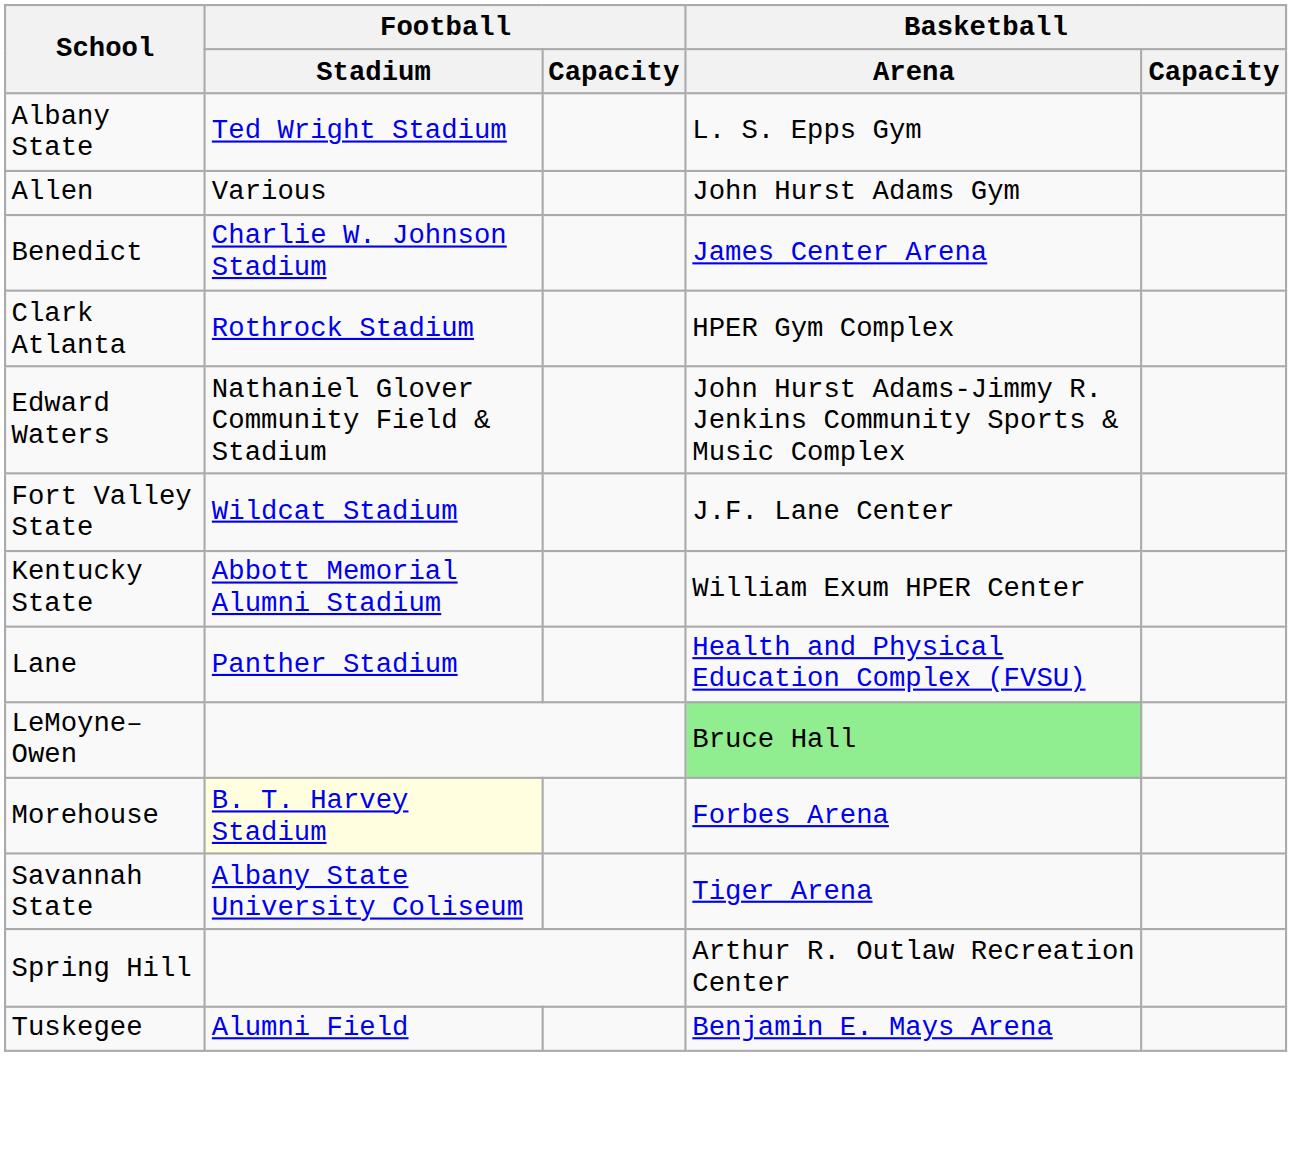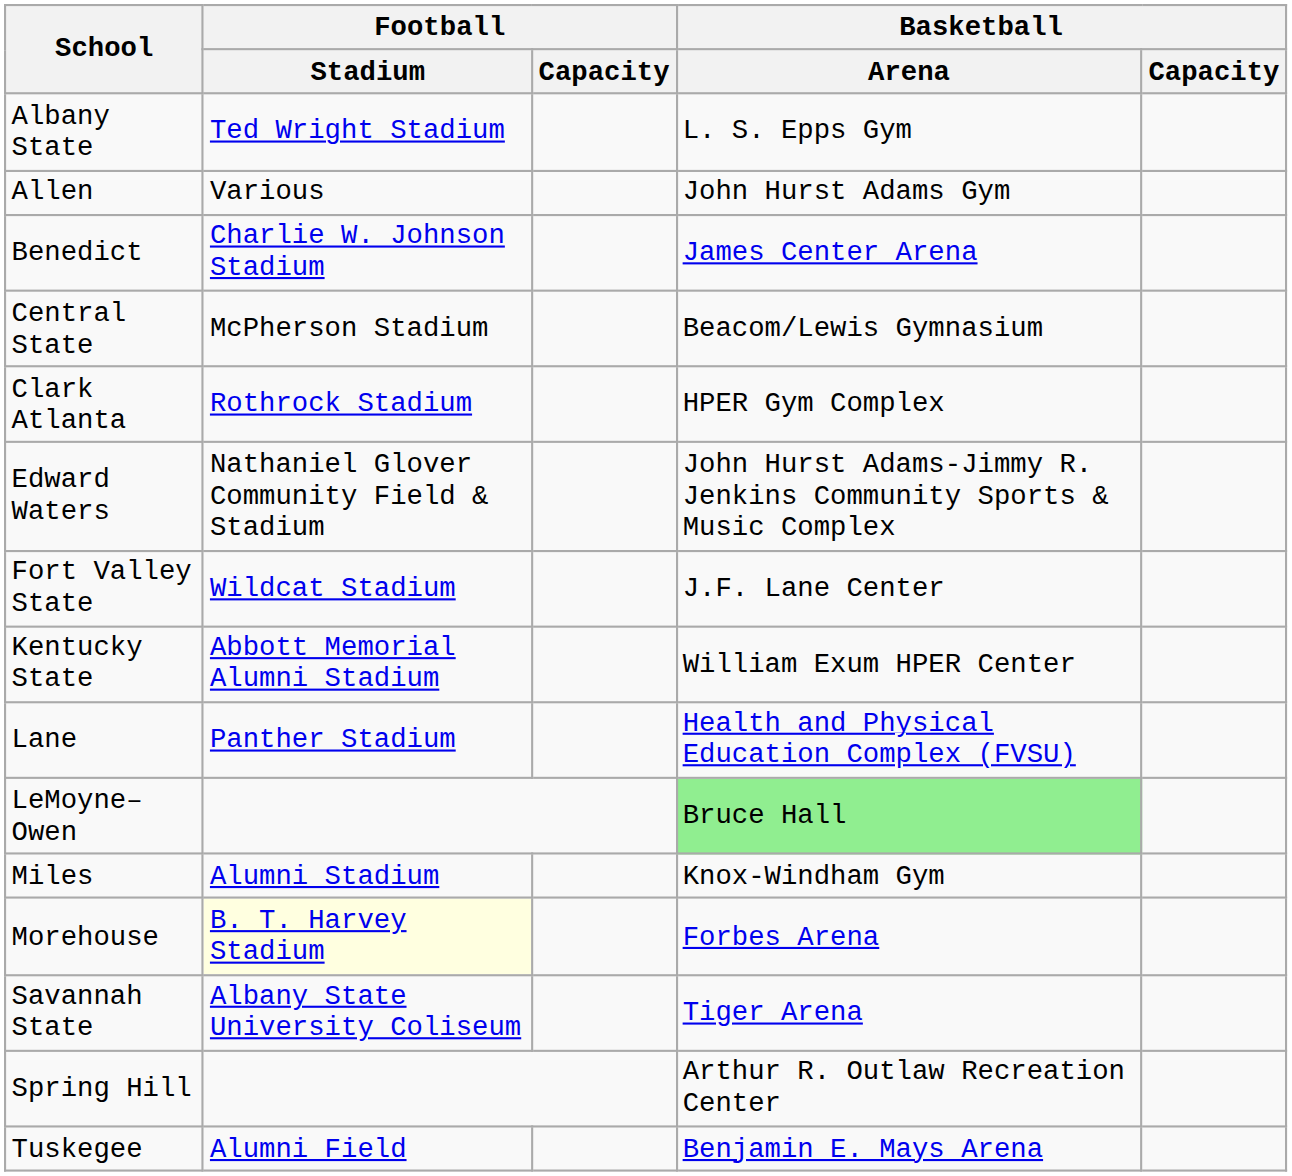+ row: (69, 329)
+ row: (53, 876)
